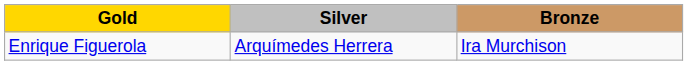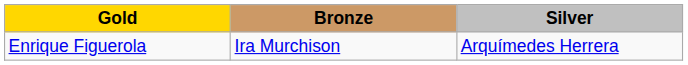columns swapped: (344, 18) <-> (570, 18)
